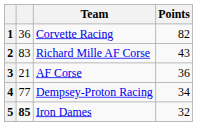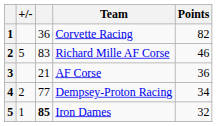+ column: (26, 14)
(184, 53) 43 -> (203, 53) 46
